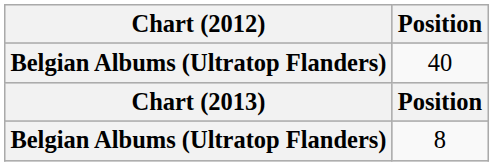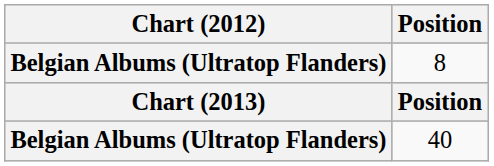rows swapped: (440, 140) <-> (440, 62)
